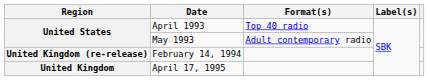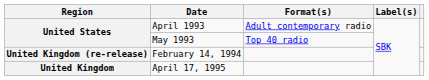(277, 26) Top 40 radio -> (308, 26) Adult contemporary radio
(308, 40) Adult contemporary radio -> (277, 40) Top 40 radio
